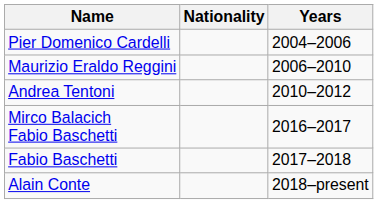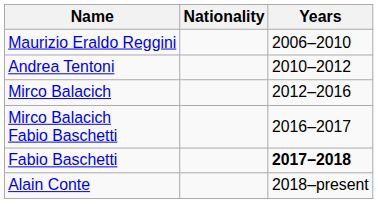- row: (89, 42)
+ row: (60, 92)
(312, 160) normal -> (312, 160) bold
